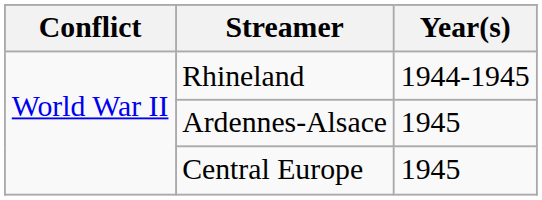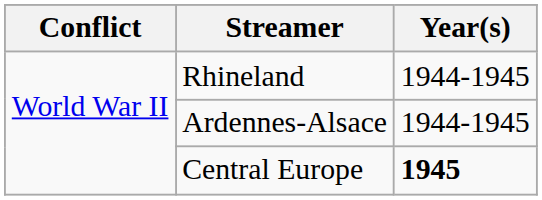(431, 122) 1945 -> (465, 122) 1944-1945
(431, 169) normal -> (431, 169) bold
